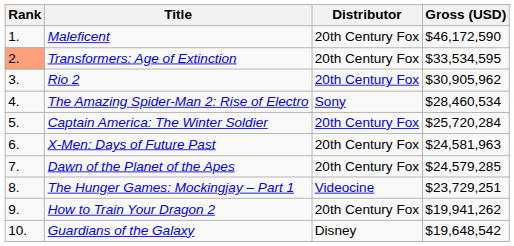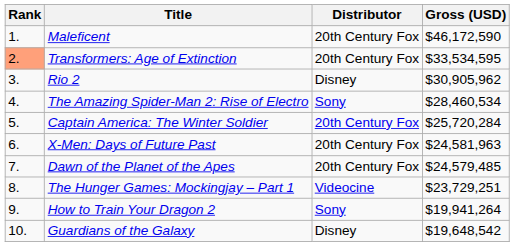(367, 79) 20th Century Fox -> (336, 79) Disney
(463, 166) $24,579,285 -> (463, 166) $24,579,485
(367, 209) 20th Century Fox -> (330, 209) Sony
(463, 209) $19,941,262 -> (463, 209) $19,941,264
